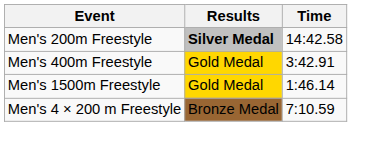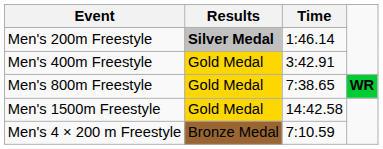(314, 39) 14:42.58 -> (310, 39) 1:46.14
+ row: (80, 86)
(310, 86) 1:46.14 -> (314, 109) 14:42.58
